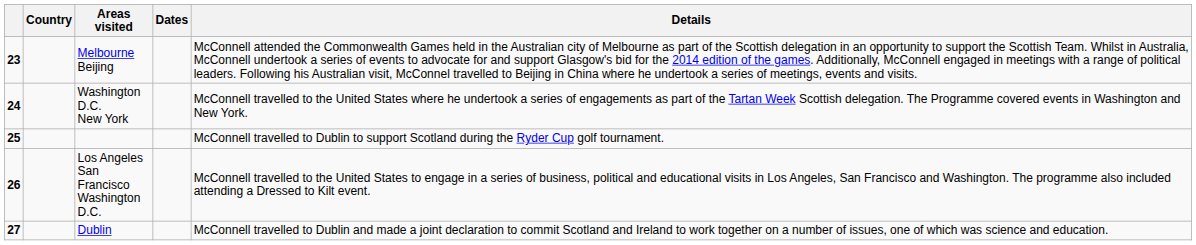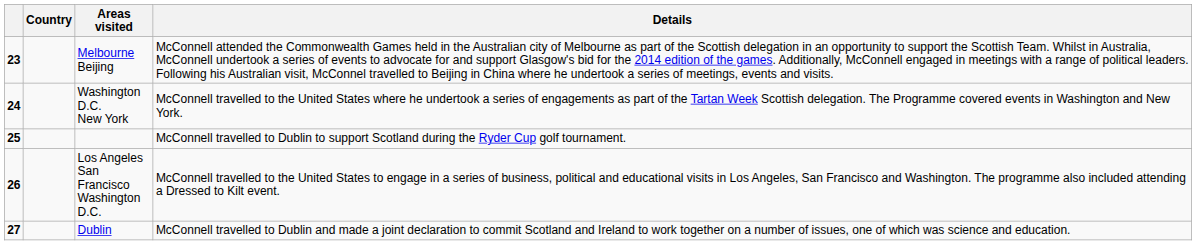- column: (172, 20)
